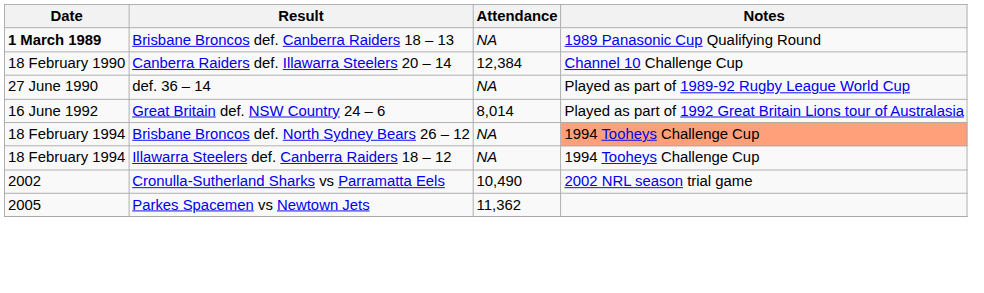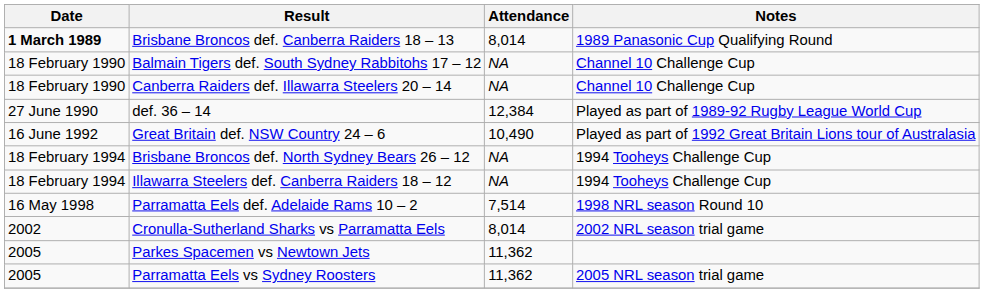(487, 39) NA -> (507, 39) 8,014
+ row: (307, 63)
(499, 63) 12,384 -> (499, 87) NA
(487, 87) NA -> (511, 110) 12,384
(495, 110) 8,014 -> (511, 134) 10,490
(662, 134) lightsalmon background -> (674, 157) no background
+ row: (275, 205)
(499, 181) 10,490 -> (507, 228) 8,014
+ row: (254, 275)
